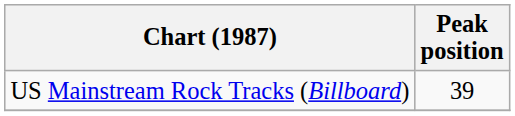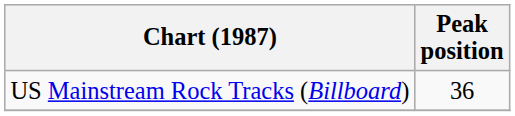(462, 90) 39 -> (462, 90) 36
